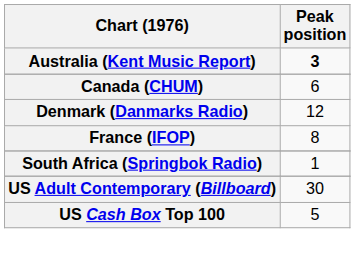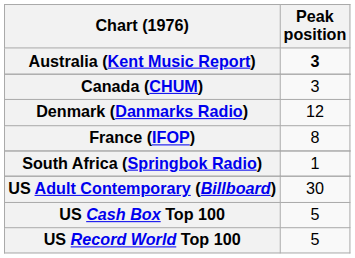(315, 86) 6 -> (315, 86) 3
+ row: (142, 240)
